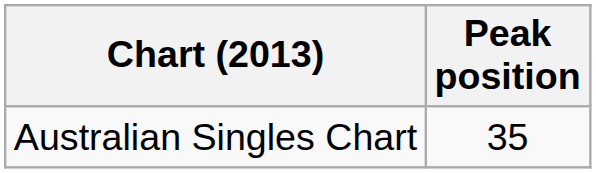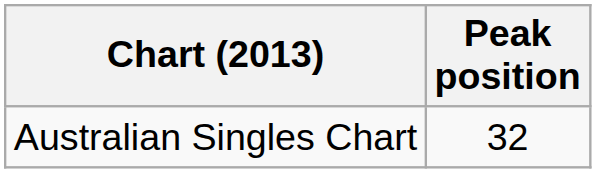(508, 136) 35 -> (508, 136) 32
